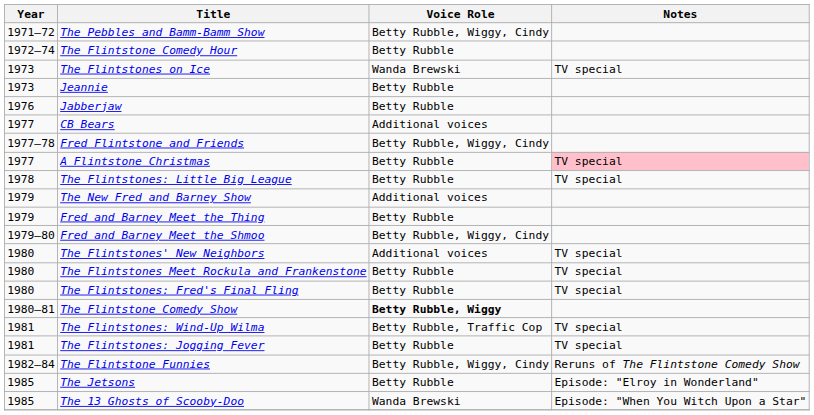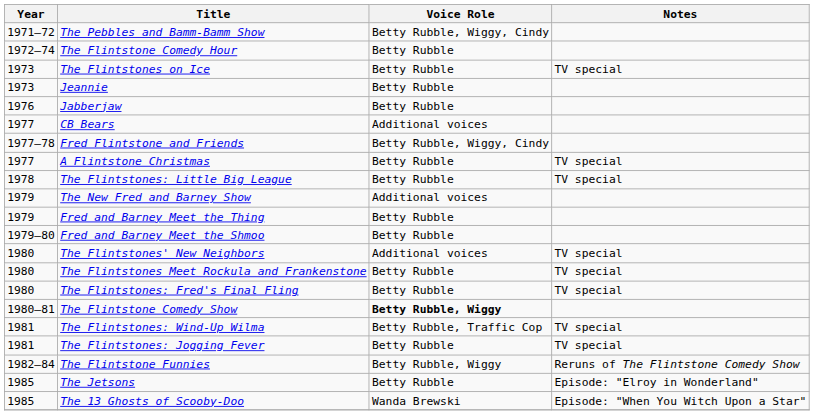(416, 69) Wanda Brewski -> (413, 69) Betty Rubble
(588, 161) pink background -> (588, 161) no background
(461, 235) Betty Rubble, Wiggy, Cindy -> (413, 235) Betty Rubble
(461, 364) Betty Rubble, Wiggy, Cindy -> (437, 364) Betty Rubble, Wiggy
